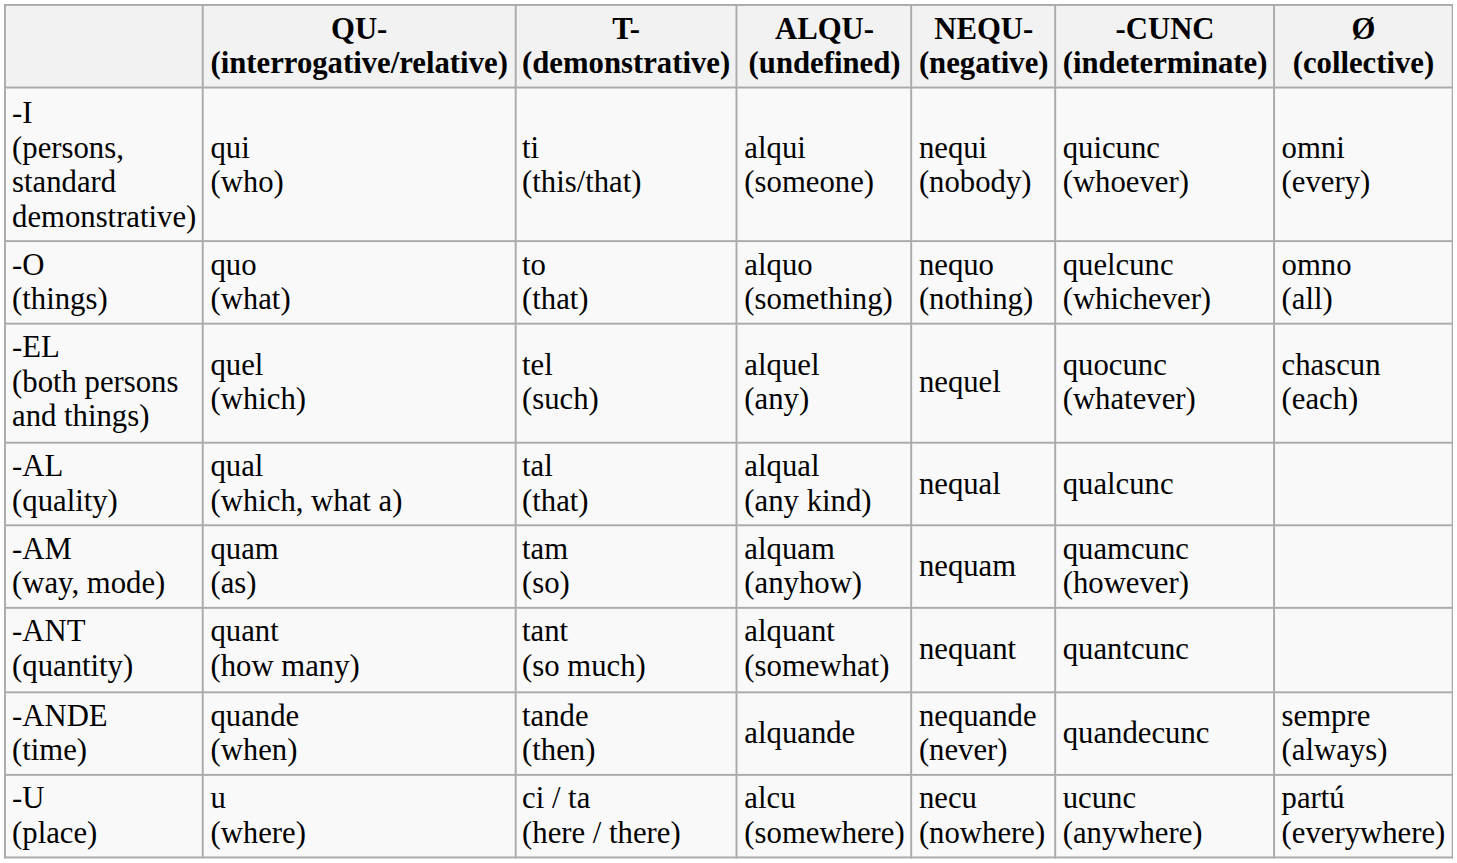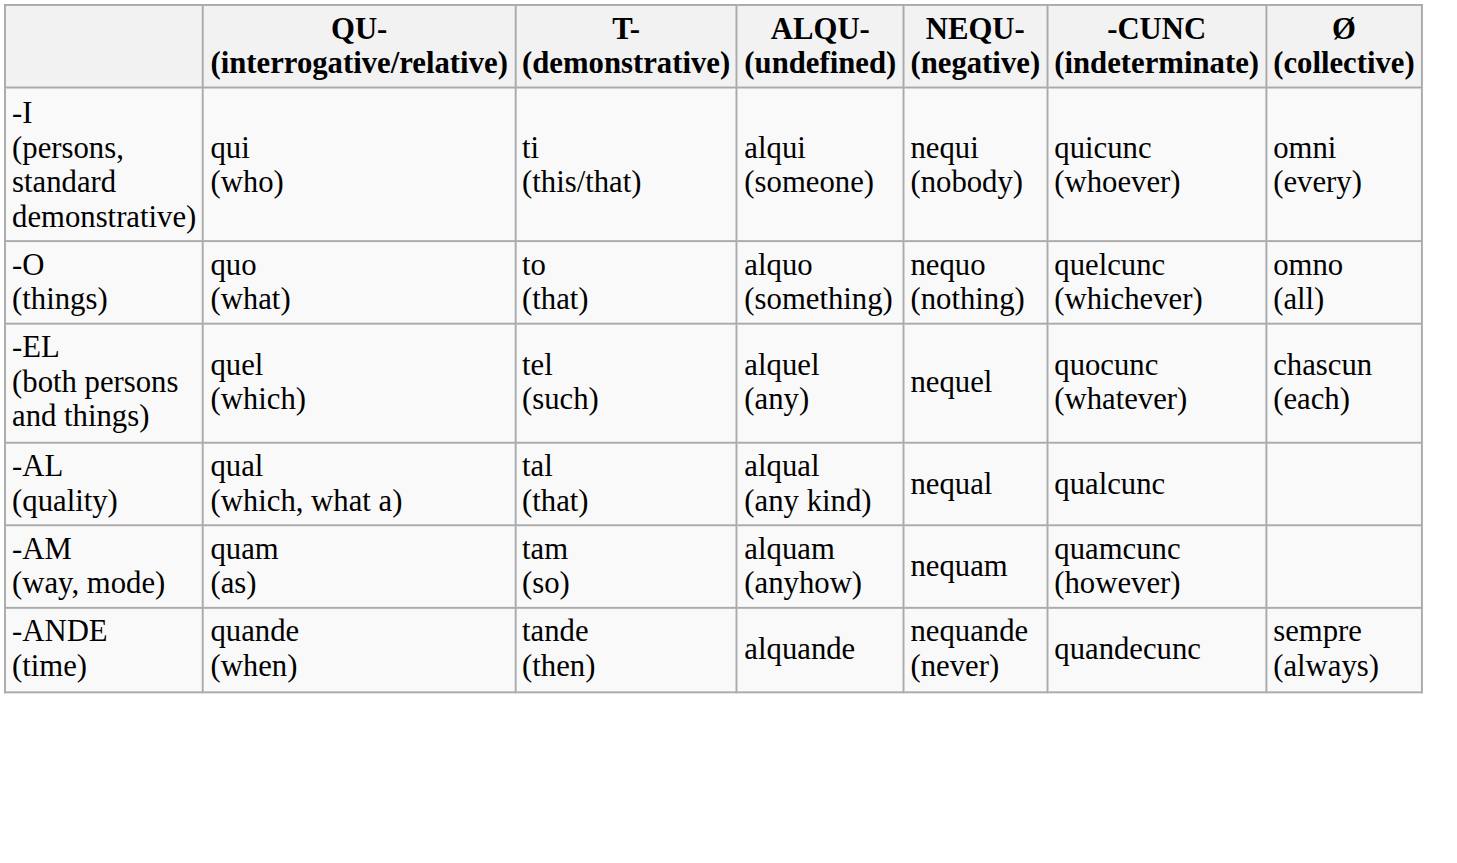- row: (73, 649)
- row: (55, 816)
